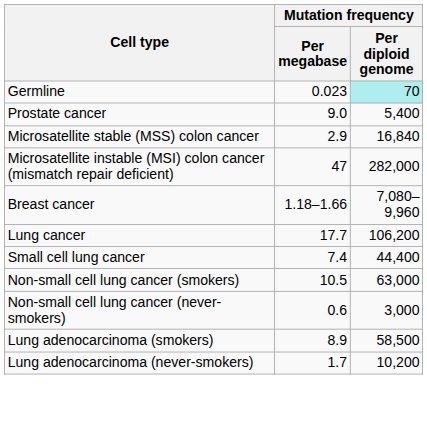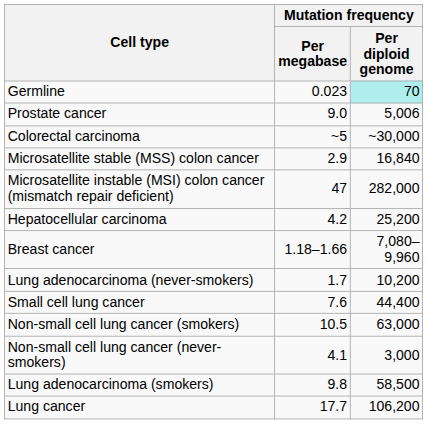(402, 114) 5,400 -> (402, 114) 5,006
+ row: (74, 136)
+ row: (87, 219)
rows swapped: (46, 235) <-> (131, 362)
(337, 257) 7.4 -> (337, 302) 7.6
(337, 310) 0.6 -> (337, 354) 4.1
(337, 340) 8.9 -> (337, 385) 9.8
